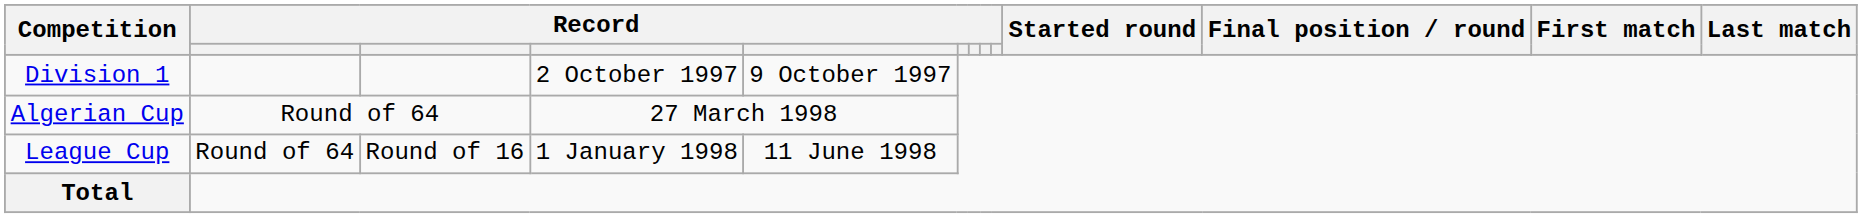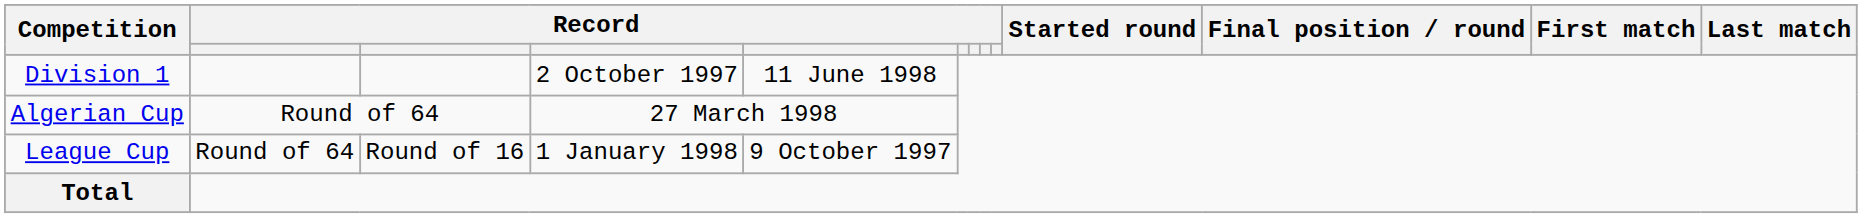(850, 75) 9 October 1997 -> (850, 75) 11 June 1998
(850, 154) 11 June 1998 -> (850, 154) 9 October 1997
